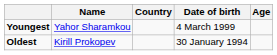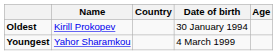rows swapped: (28, 27) <-> (21, 42)
